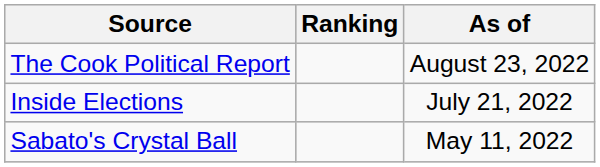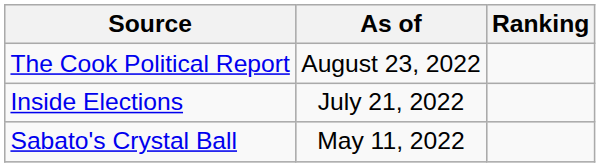columns swapped: (350, 24) <-> (499, 24)
